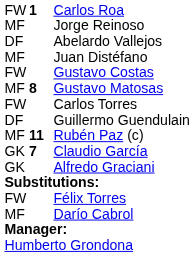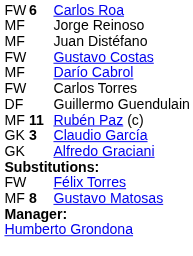(33, 10) 1 -> (33, 10) 6
- row: (108, 41)
rows swapped: (108, 88) <-> (93, 214)
(33, 151) 7 -> (33, 135) 3
